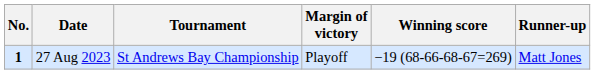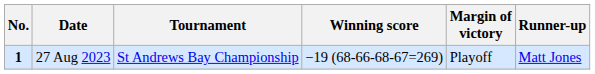columns swapped: (443, 25) <-> (336, 25)
